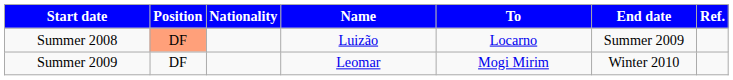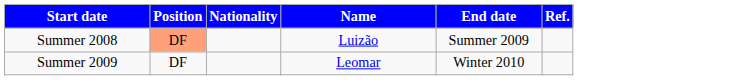- column: (513, 16)
